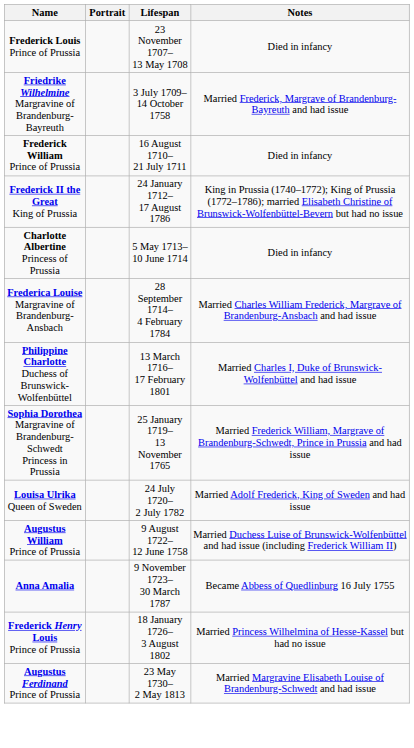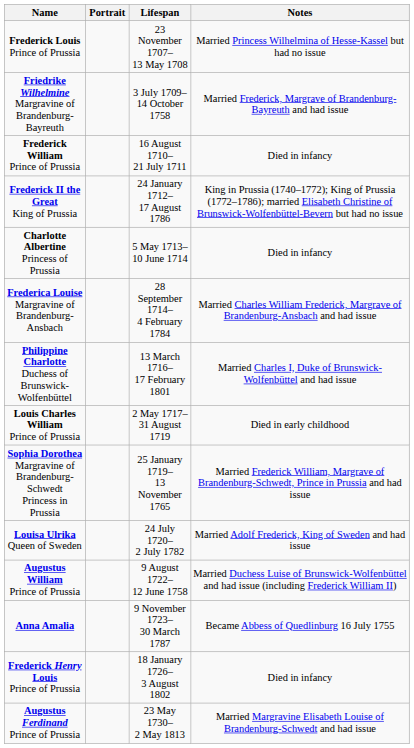(300, 46) Died in infancy -> (300, 46) Married Princess Wilhelmina of Hesse-Kassel but had no issue
+ row: (45, 425)
(300, 637) Married Princess Wilhelmina of Hesse-Kassel but had no issue -> (300, 677) Died in infancy
